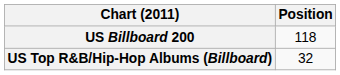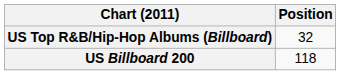rows swapped: (140, 37) <-> (140, 59)
